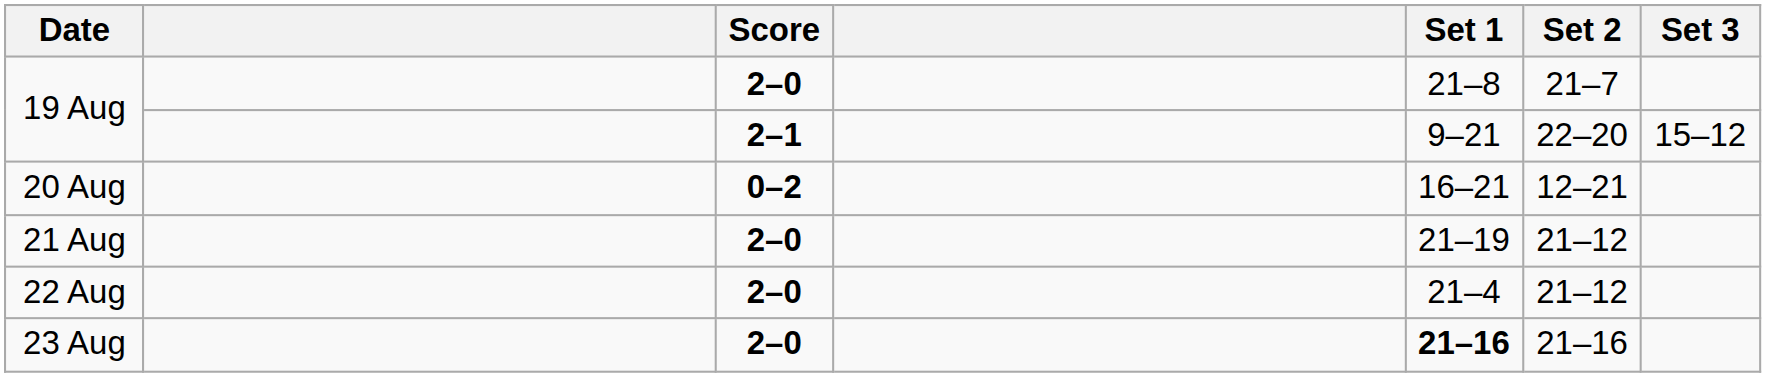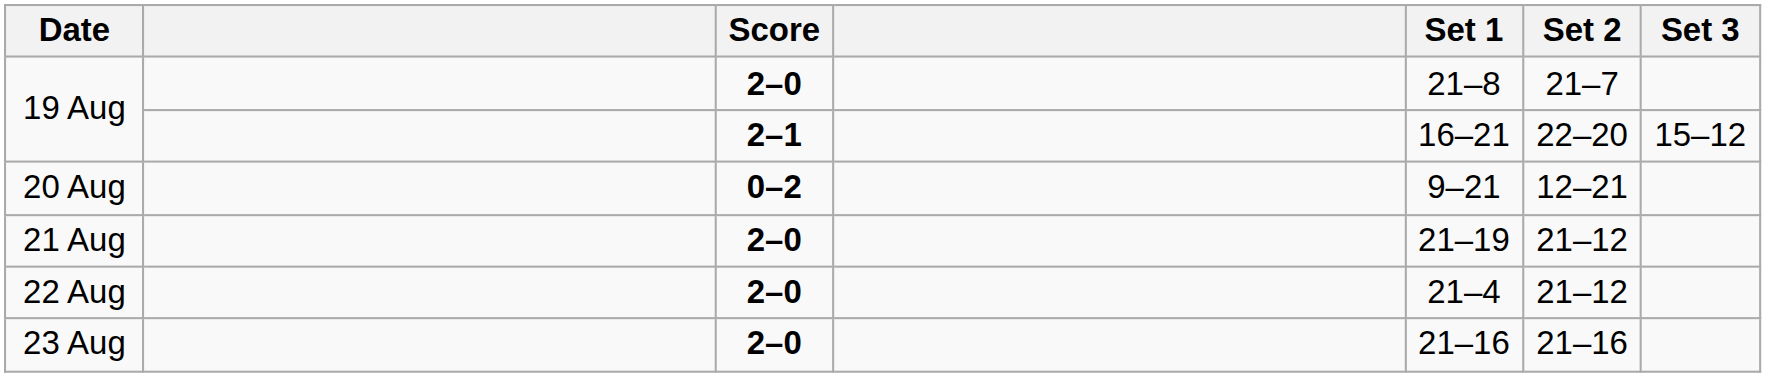(1464, 135) 9–21 -> (1464, 135) 16–21
(1464, 187) 16–21 -> (1464, 187) 9–21
(1464, 344) bold -> (1464, 344) normal
